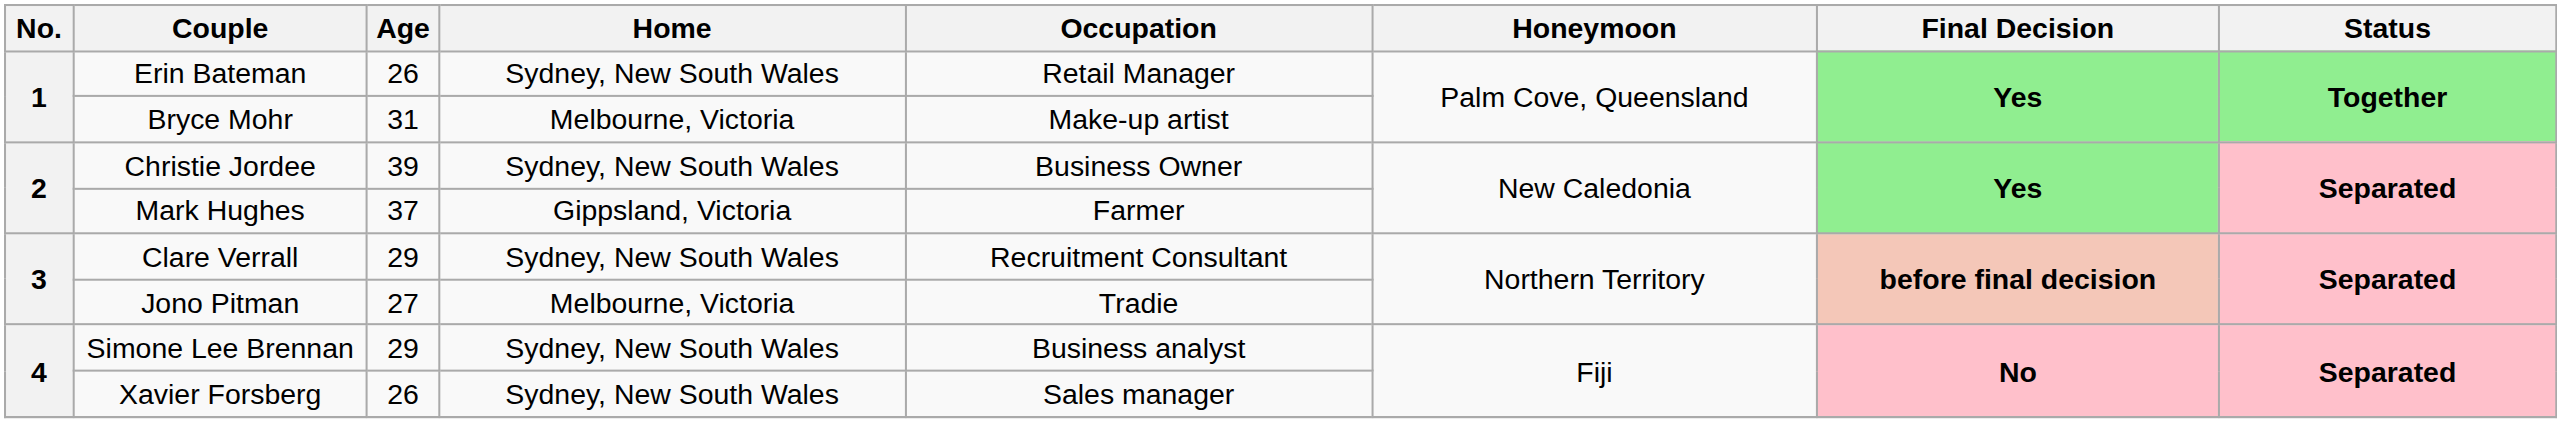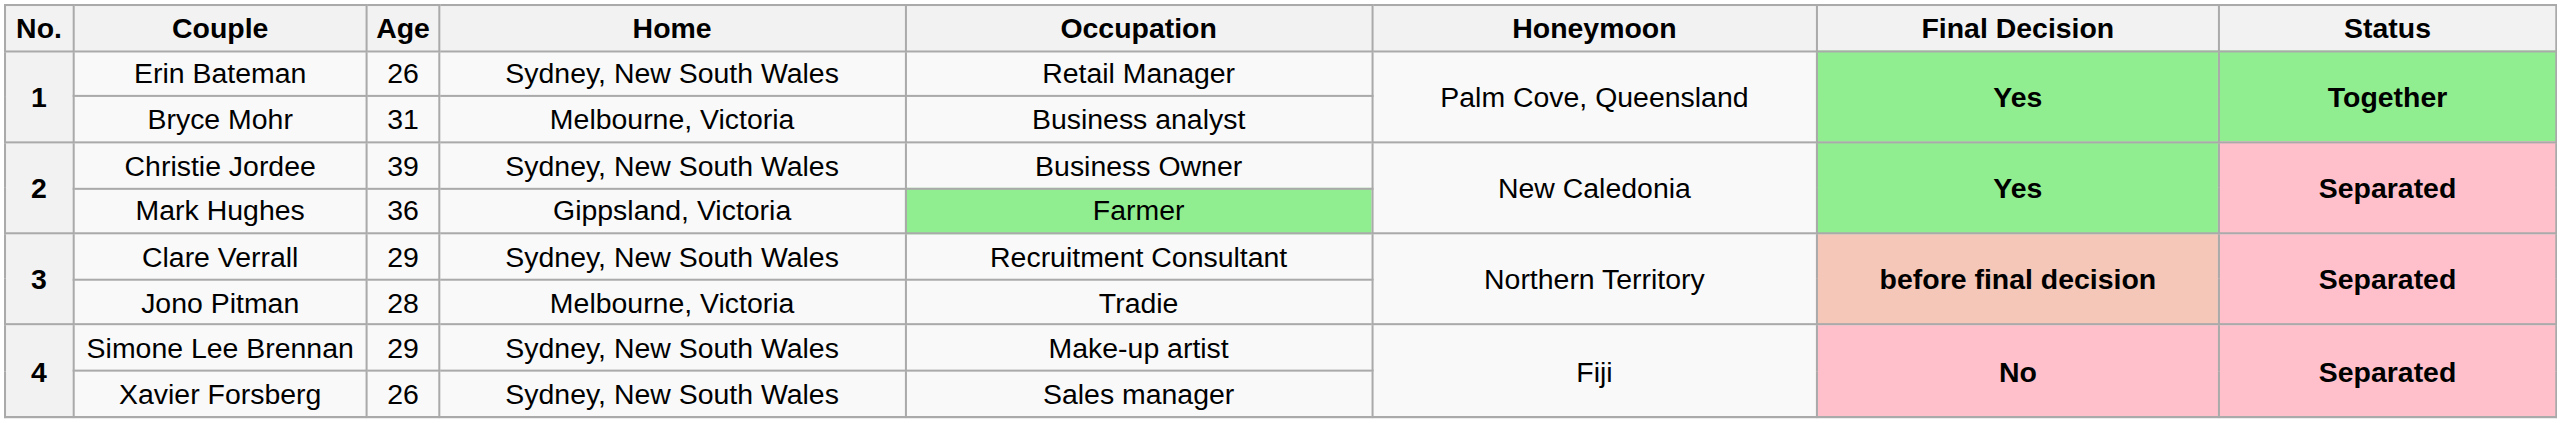(1139, 119) Make-up artist -> (1139, 119) Business analyst
(403, 211) 37 -> (403, 211) 36
(1139, 211) no background -> (1139, 211) lightgreen background
(403, 302) 27 -> (403, 302) 28
(1139, 348) Business analyst -> (1139, 348) Make-up artist
